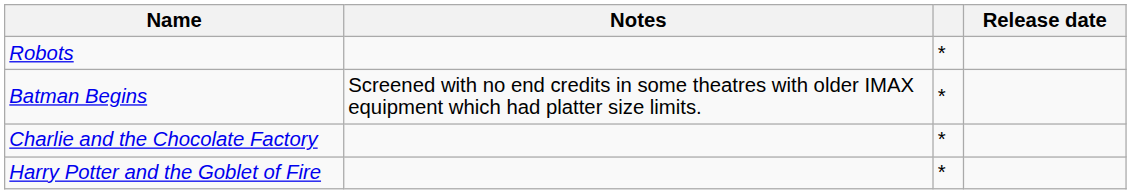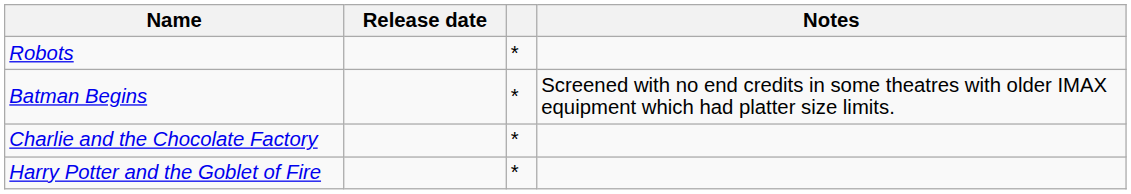columns swapped: (1045, 20) <-> (638, 20)
